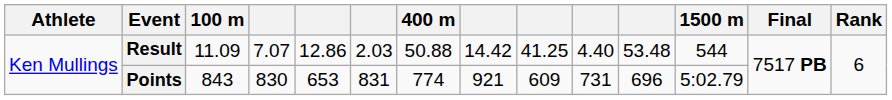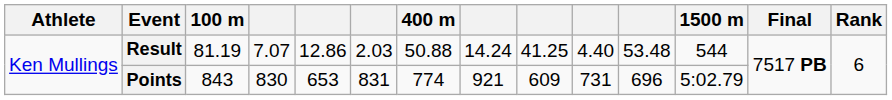(217, 50) 11.09 -> (217, 50) 81.19
(488, 50) 14.42 -> (488, 50) 14.24
